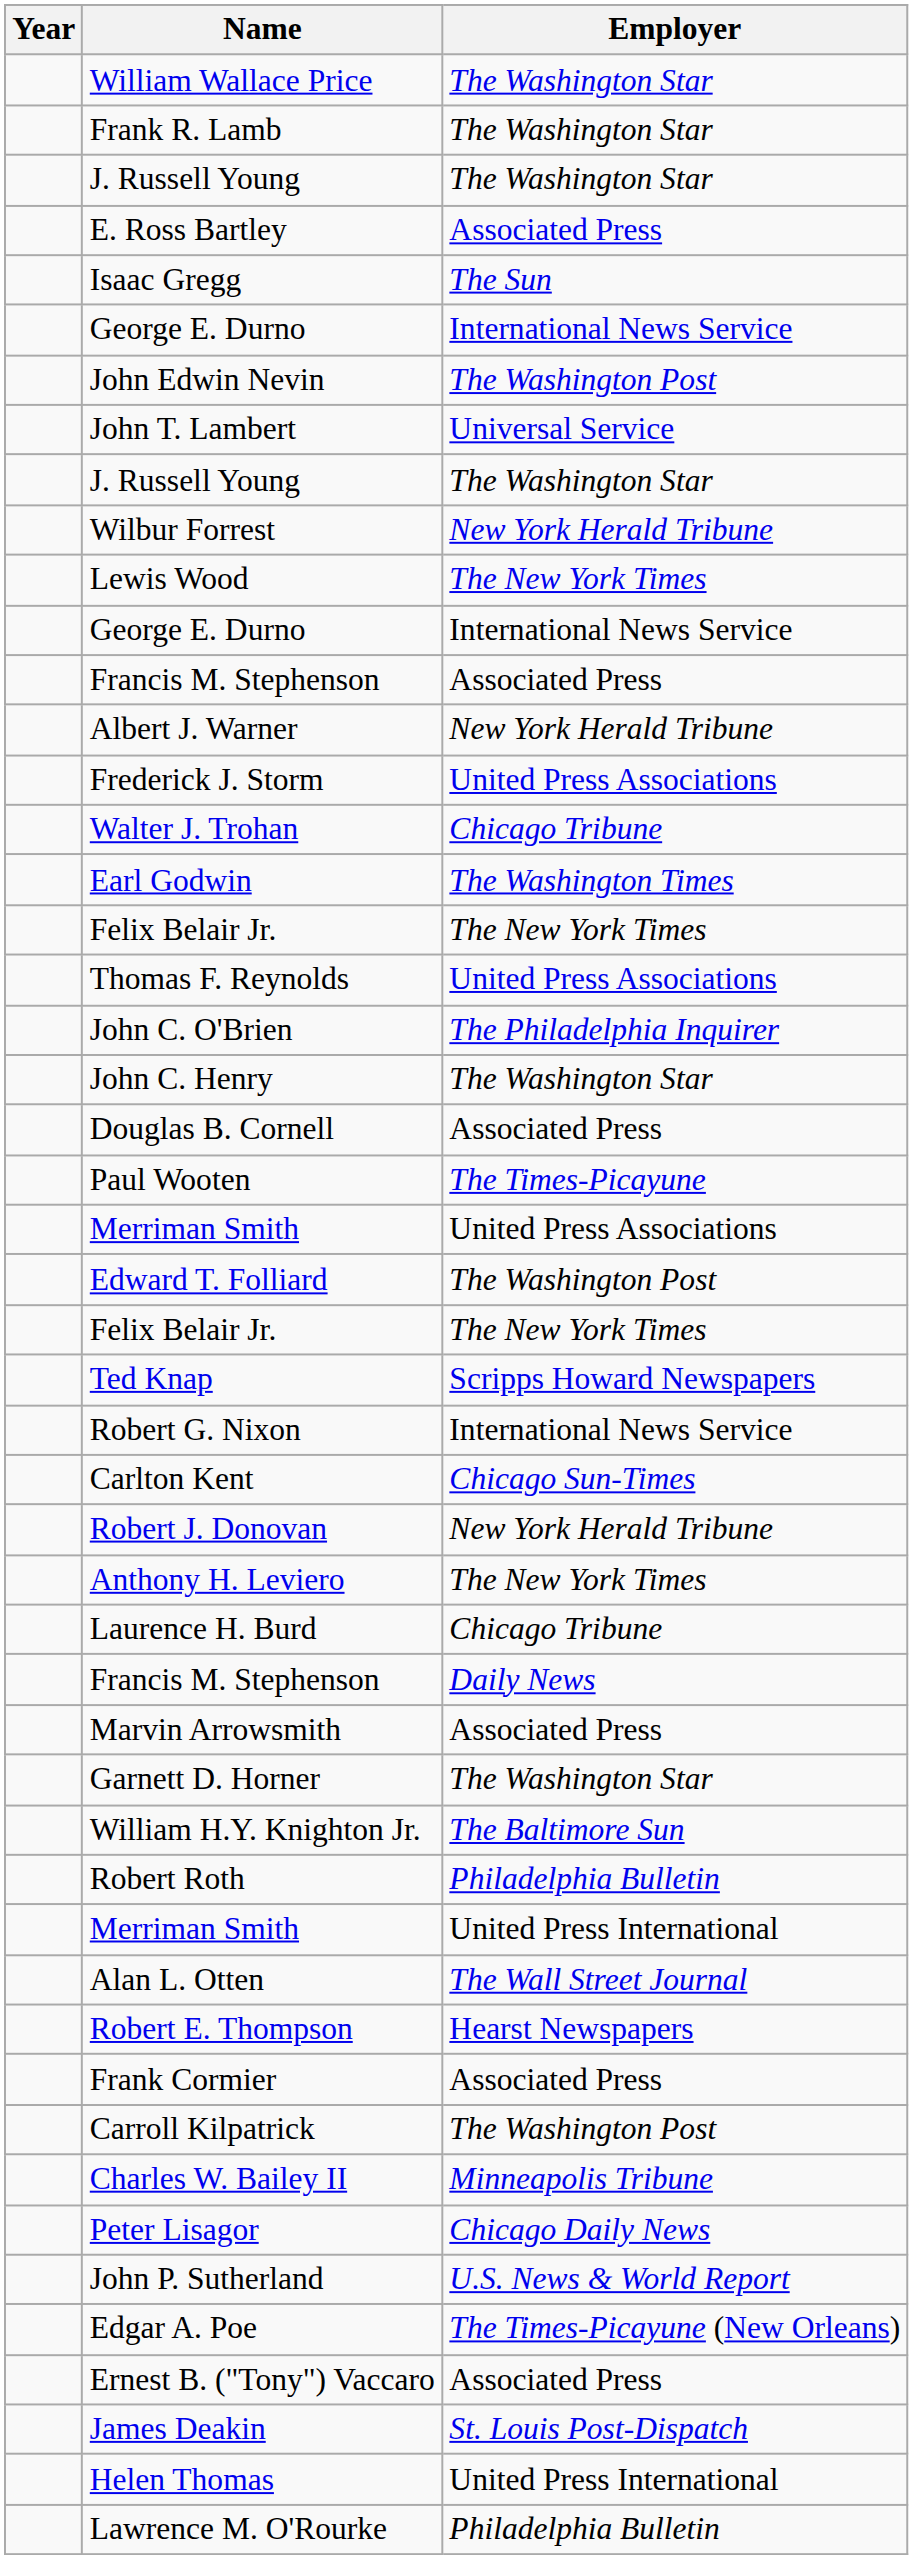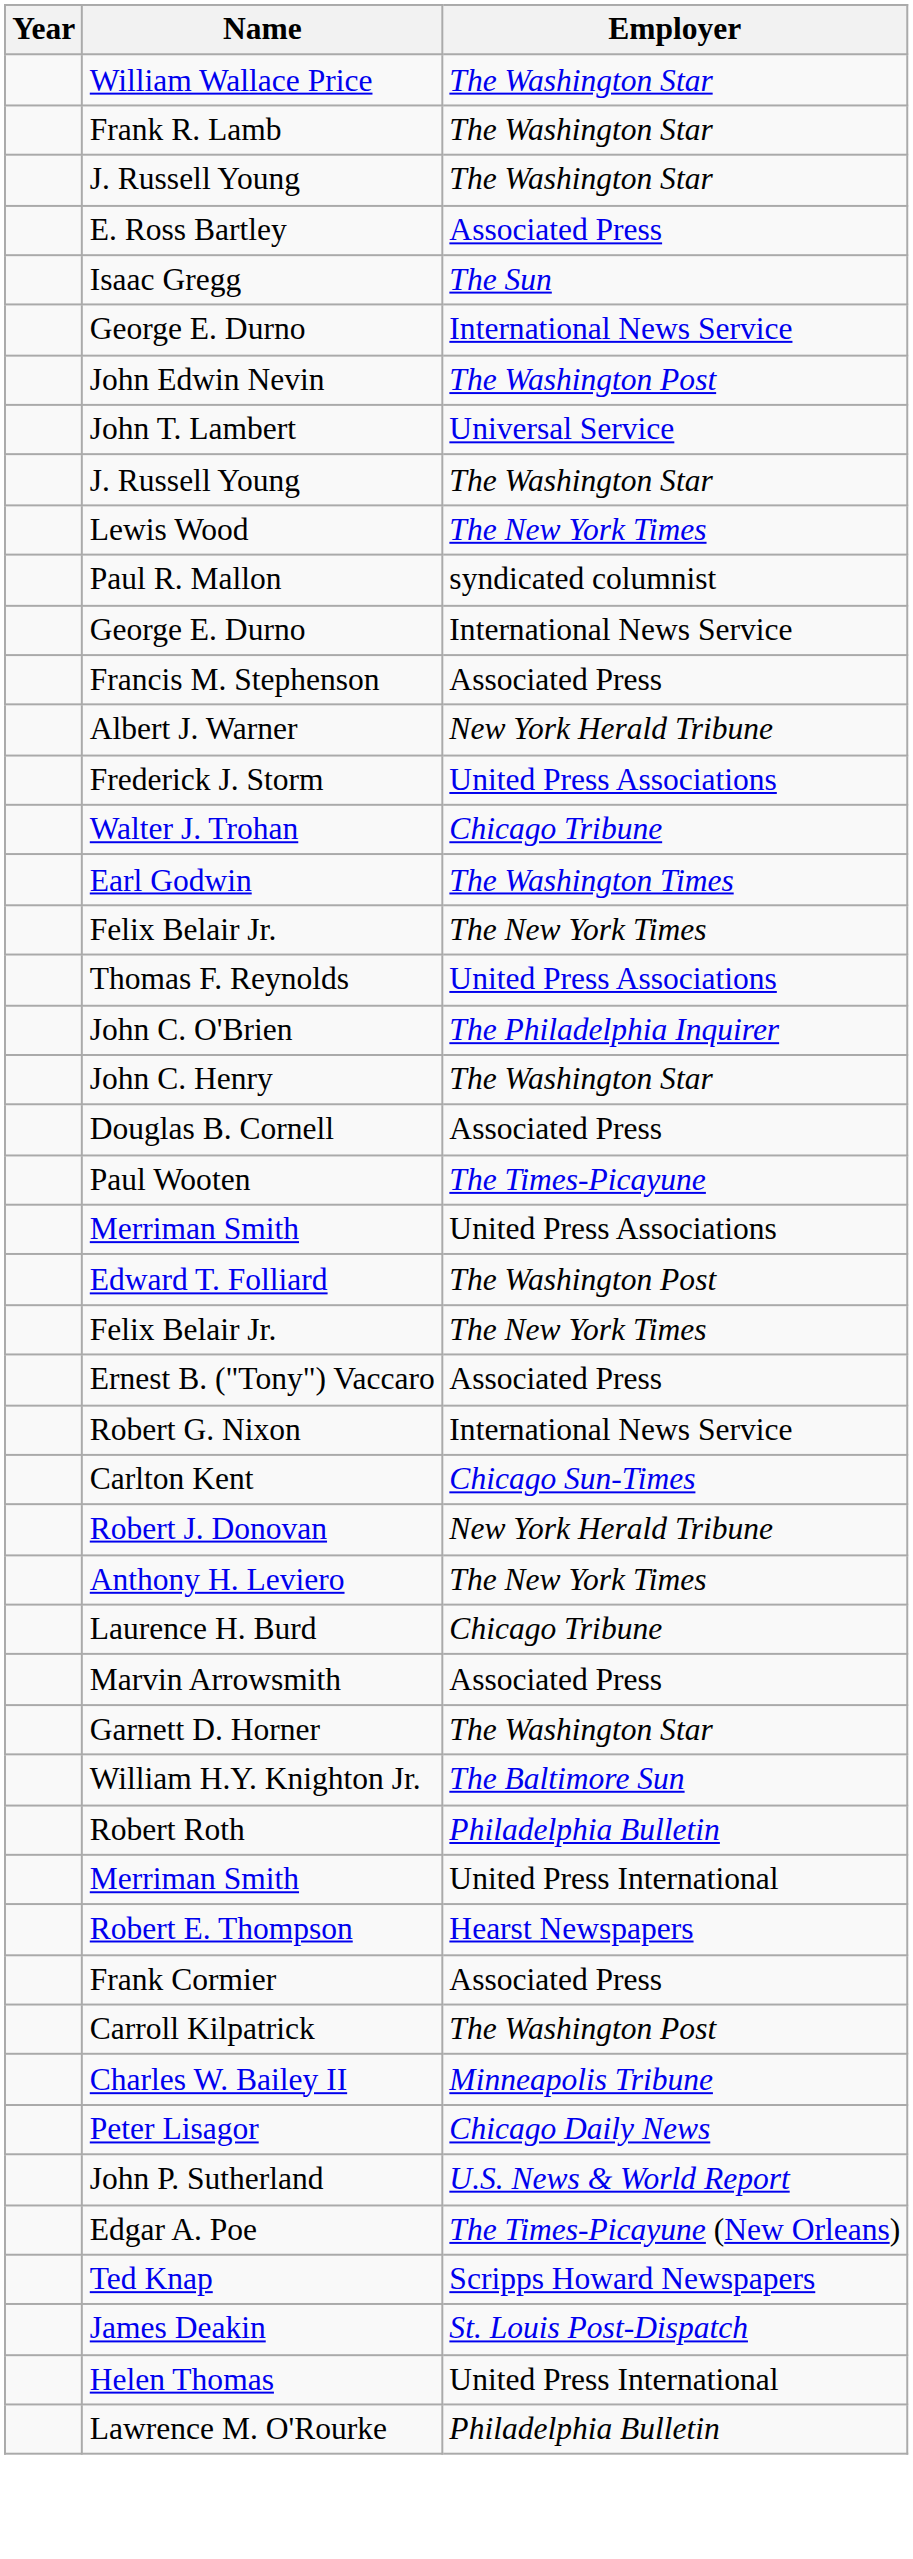- row: (182, 529)
+ row: (186, 579)
rows swapped: (262, 2378) <-> (151, 1379)
- row: (235, 1679)
- row: (177, 1979)
